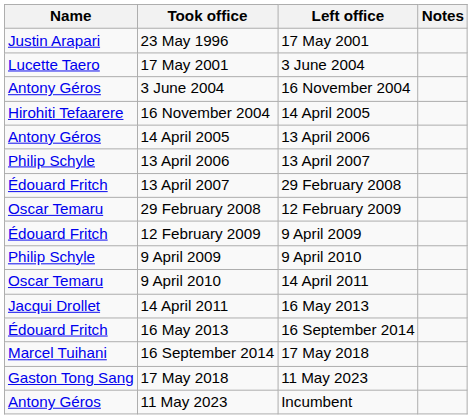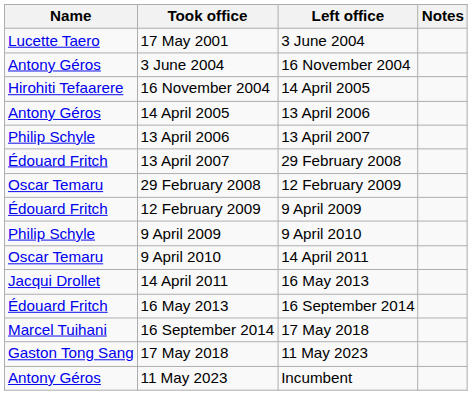- row: (185, 40)
